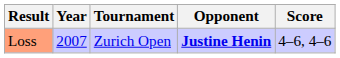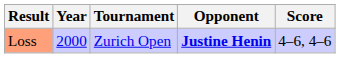(72, 40) 2007 -> (72, 40) 2000
